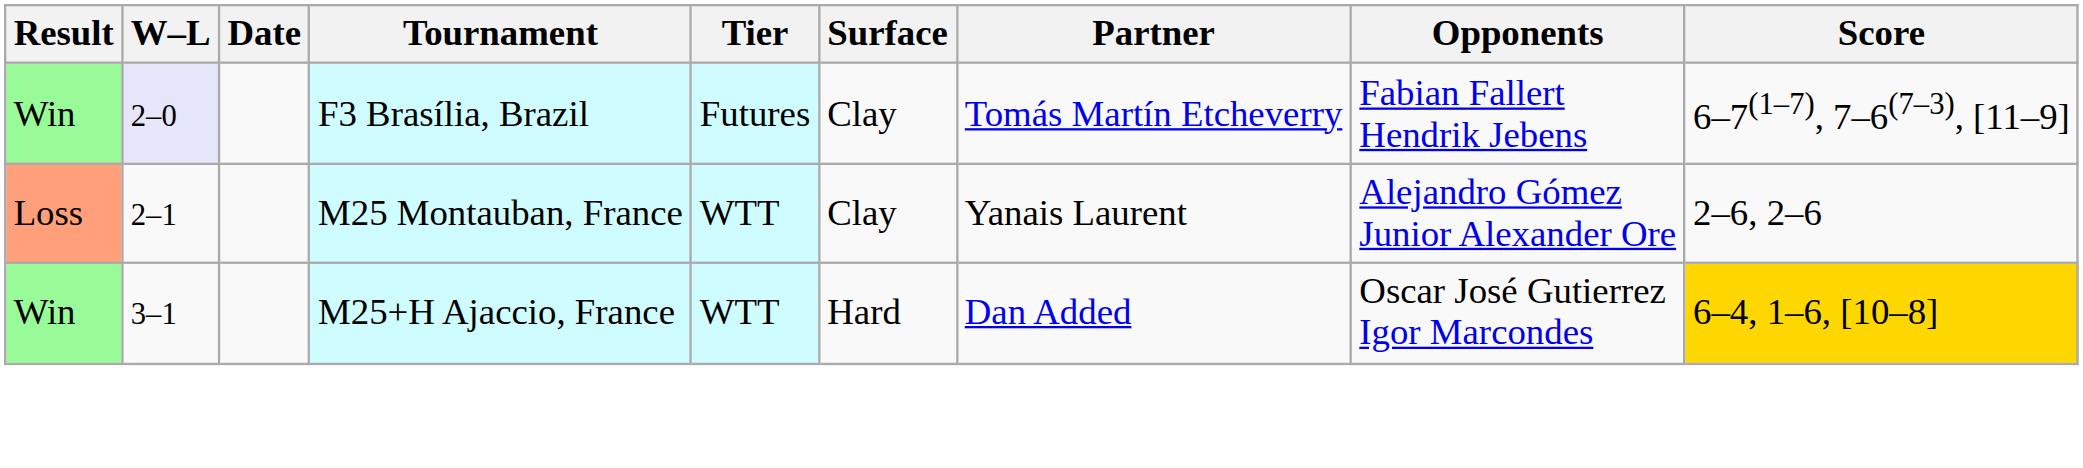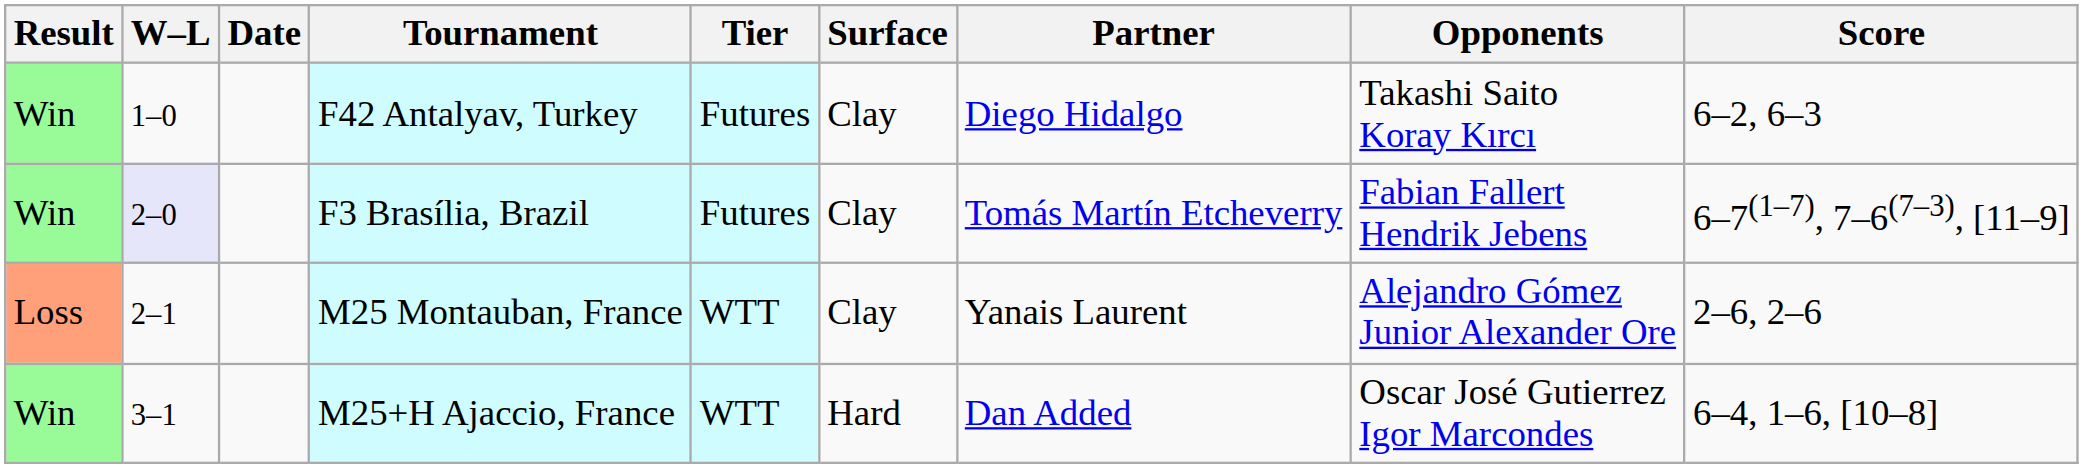+ row: (478, 112)
(1816, 312) gold background -> (1816, 412) no background
